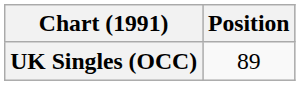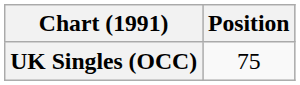(249, 60) 89 -> (249, 60) 75
